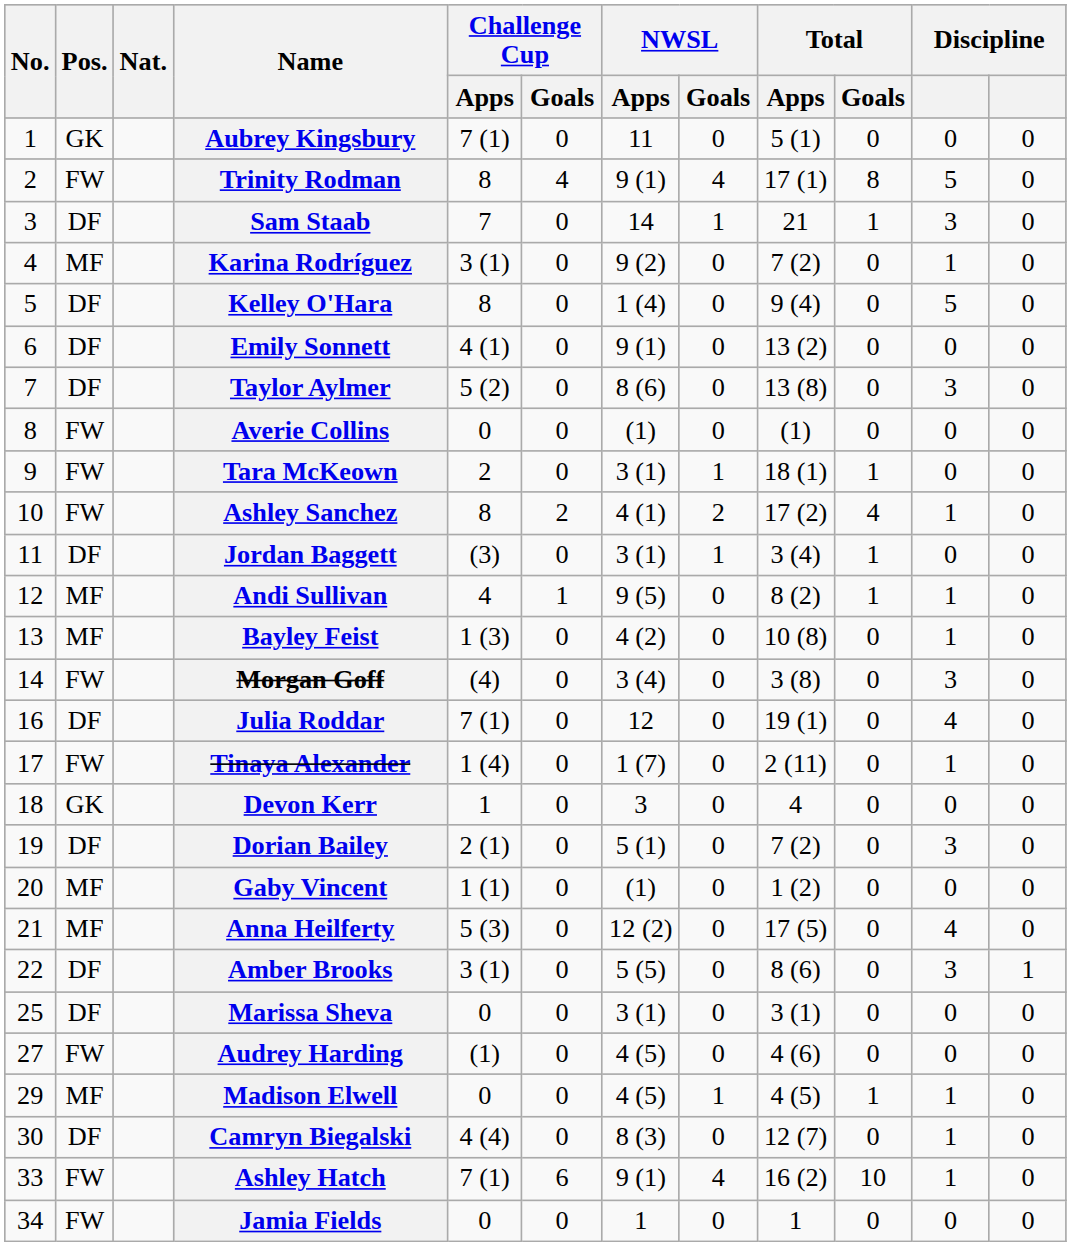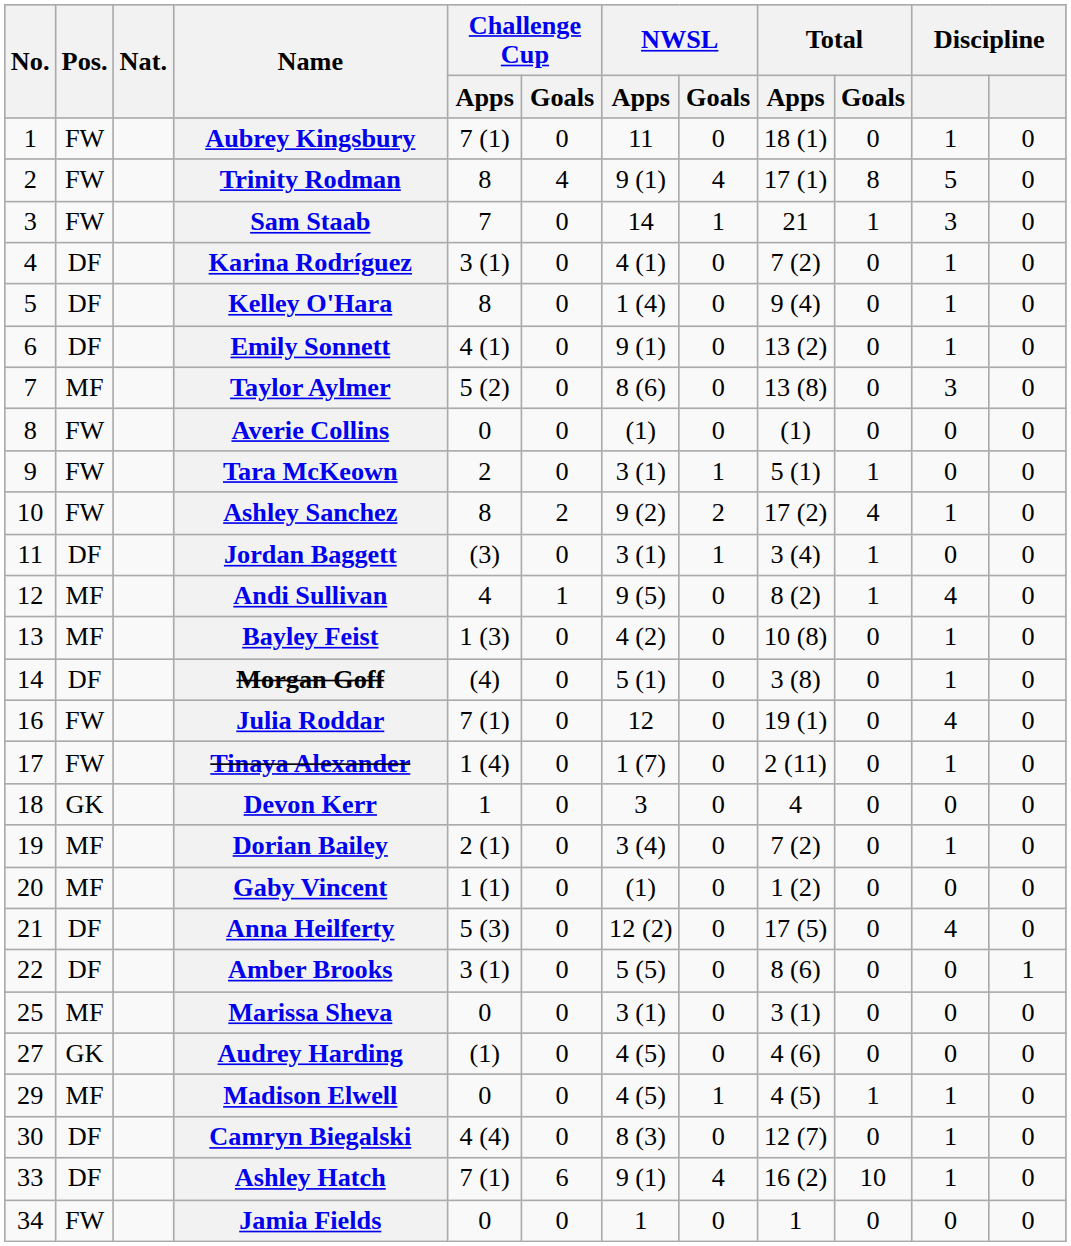(85, 138) GK -> (85, 138) FW
(796, 138) 5 (1) -> (796, 138) 18 (1)
(951, 138) 0 -> (951, 138) 1
(85, 221) DF -> (85, 221) FW
(85, 262) MF -> (85, 262) DF
(641, 262) 9 (2) -> (641, 262) 4 (1)
(951, 304) 5 -> (951, 304) 1
(951, 346) 0 -> (951, 346) 1
(85, 387) DF -> (85, 387) MF
(796, 470) 18 (1) -> (796, 470) 5 (1)
(641, 512) 4 (1) -> (641, 512) 9 (2)
(951, 595) 1 -> (951, 595) 4
(85, 679) FW -> (85, 679) DF
(641, 679) 3 (4) -> (641, 679) 5 (1)
(951, 679) 3 -> (951, 679) 1
(85, 720) DF -> (85, 720) FW
(85, 845) DF -> (85, 845) MF
(641, 845) 5 (1) -> (641, 845) 3 (4)
(951, 845) 3 -> (951, 845) 1
(85, 928) MF -> (85, 928) DF
(951, 970) 3 -> (951, 970) 0
(85, 1011) DF -> (85, 1011) MF
(85, 1053) FW -> (85, 1053) GK
(85, 1178) FW -> (85, 1178) DF
